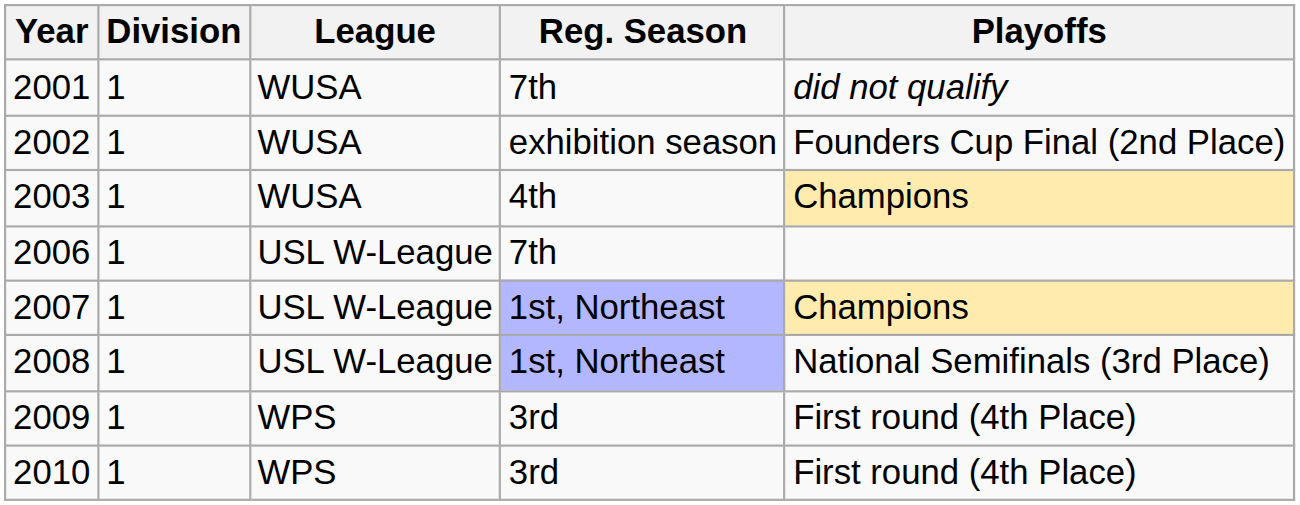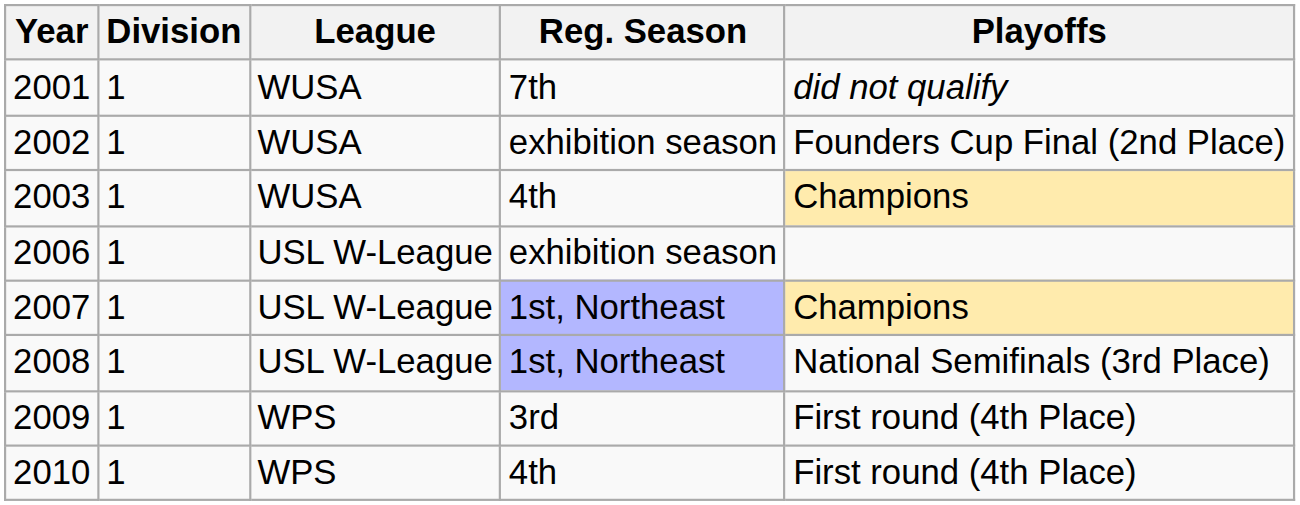(533, 252) 7th -> (643, 252) exhibition season
(534, 472) 3rd -> (533, 472) 4th
